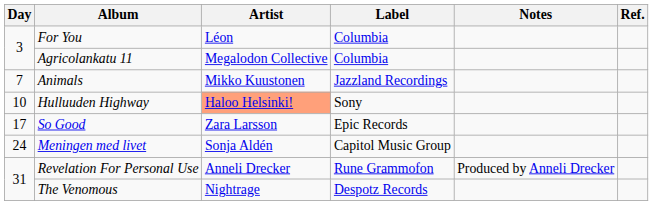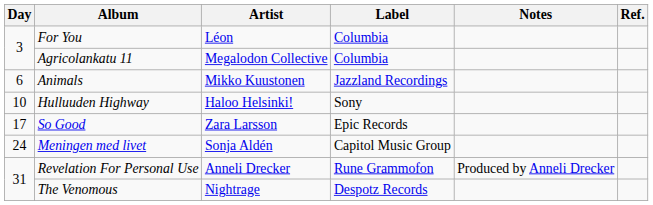(19, 80) 7 -> (19, 80) 6
(249, 102) lightsalmon background -> (249, 102) no background
